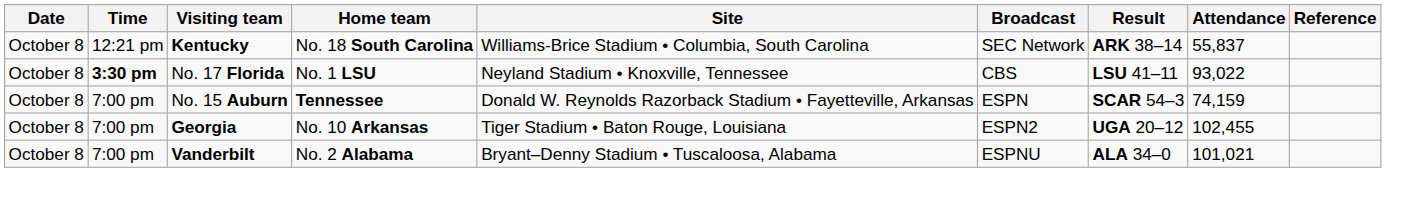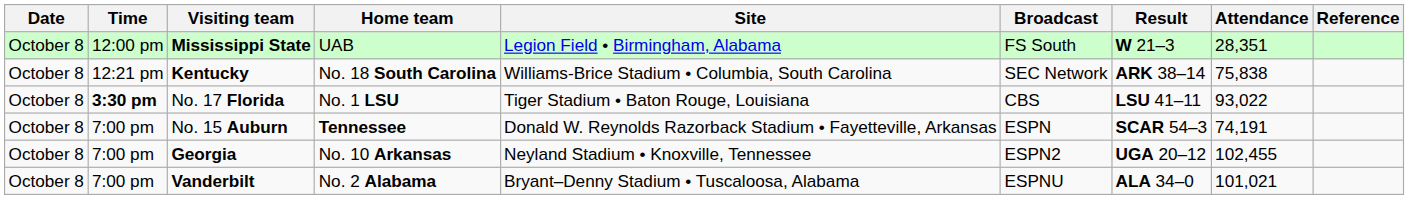+ row: (241, 46)
(1218, 46) 55,837 -> (1241, 73) 75,838
(635, 73) Neyland Stadium • Knoxville, Tennessee -> (657, 100) Tiger Stadium • Baton Rouge, Louisiana
(1218, 100) 74,159 -> (1241, 127) 74,191
(634, 127) Tiger Stadium • Baton Rouge, Louisiana -> (658, 154) Neyland Stadium • Knoxville, Tennessee
